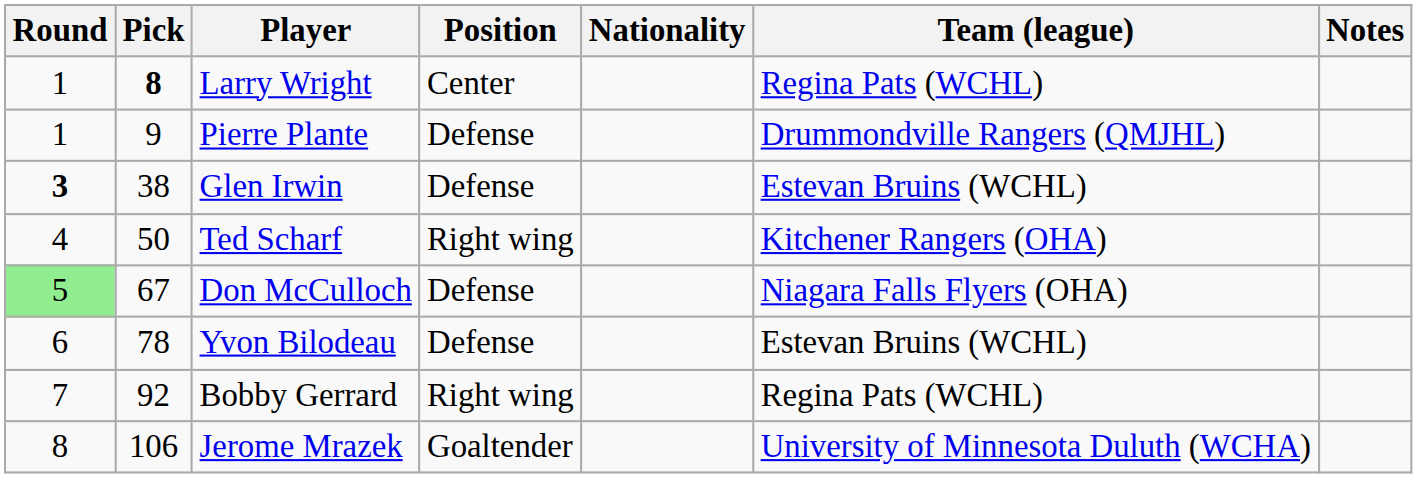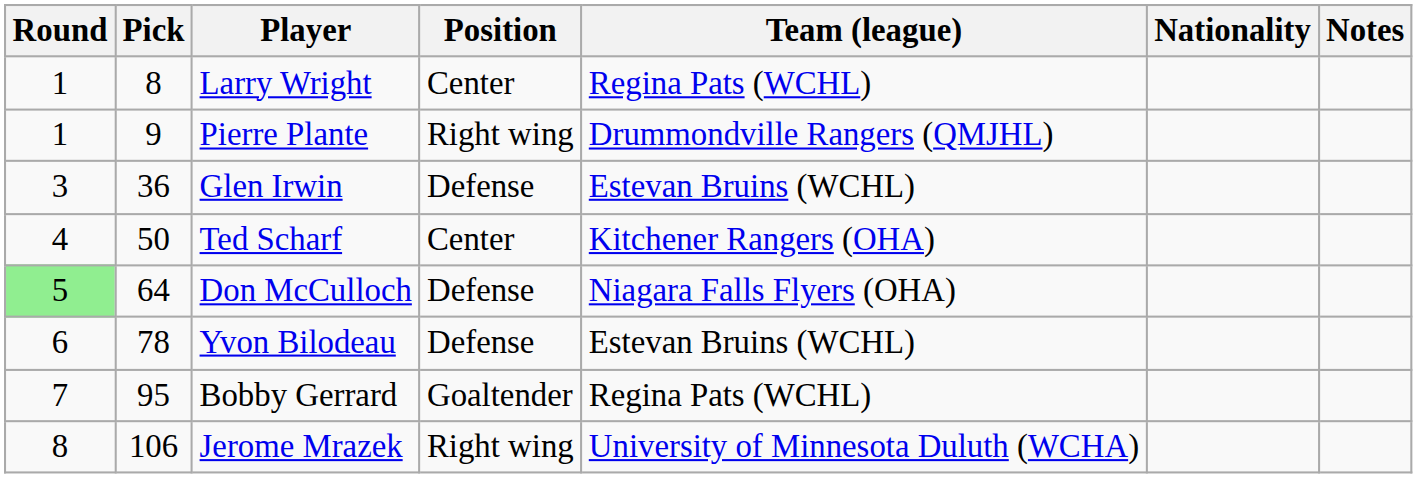columns swapped: (667, 30) <-> (1036, 30)
(153, 82) bold -> (153, 82) normal
(481, 134) Defense -> (500, 134) Right wing
(60, 186) bold -> (60, 186) normal
(153, 186) 38 -> (153, 186) 36
(500, 238) Right wing -> (471, 238) Center
(153, 290) 67 -> (153, 290) 64
(153, 394) 92 -> (153, 394) 95
(500, 394) Right wing -> (500, 394) Goaltender
(500, 446) Goaltender -> (500, 446) Right wing
